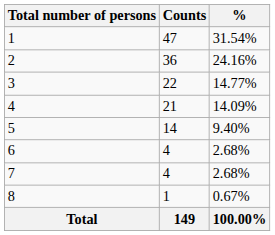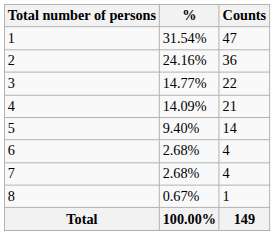columns swapped: (184, 15) <-> (239, 15)
